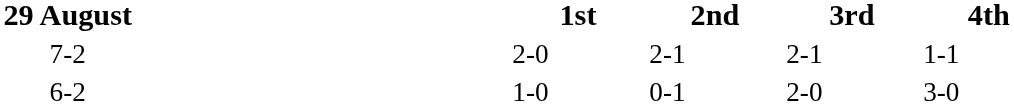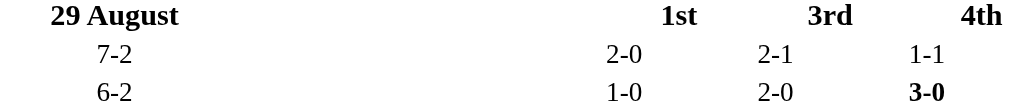- column: (715, 15)
(941, 91) normal -> (927, 91) bold
